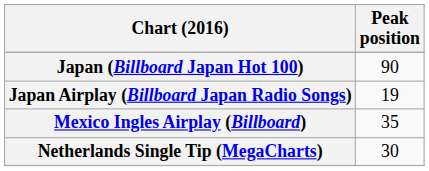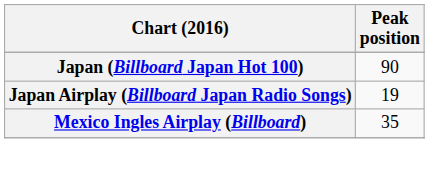- row: (180, 151)
